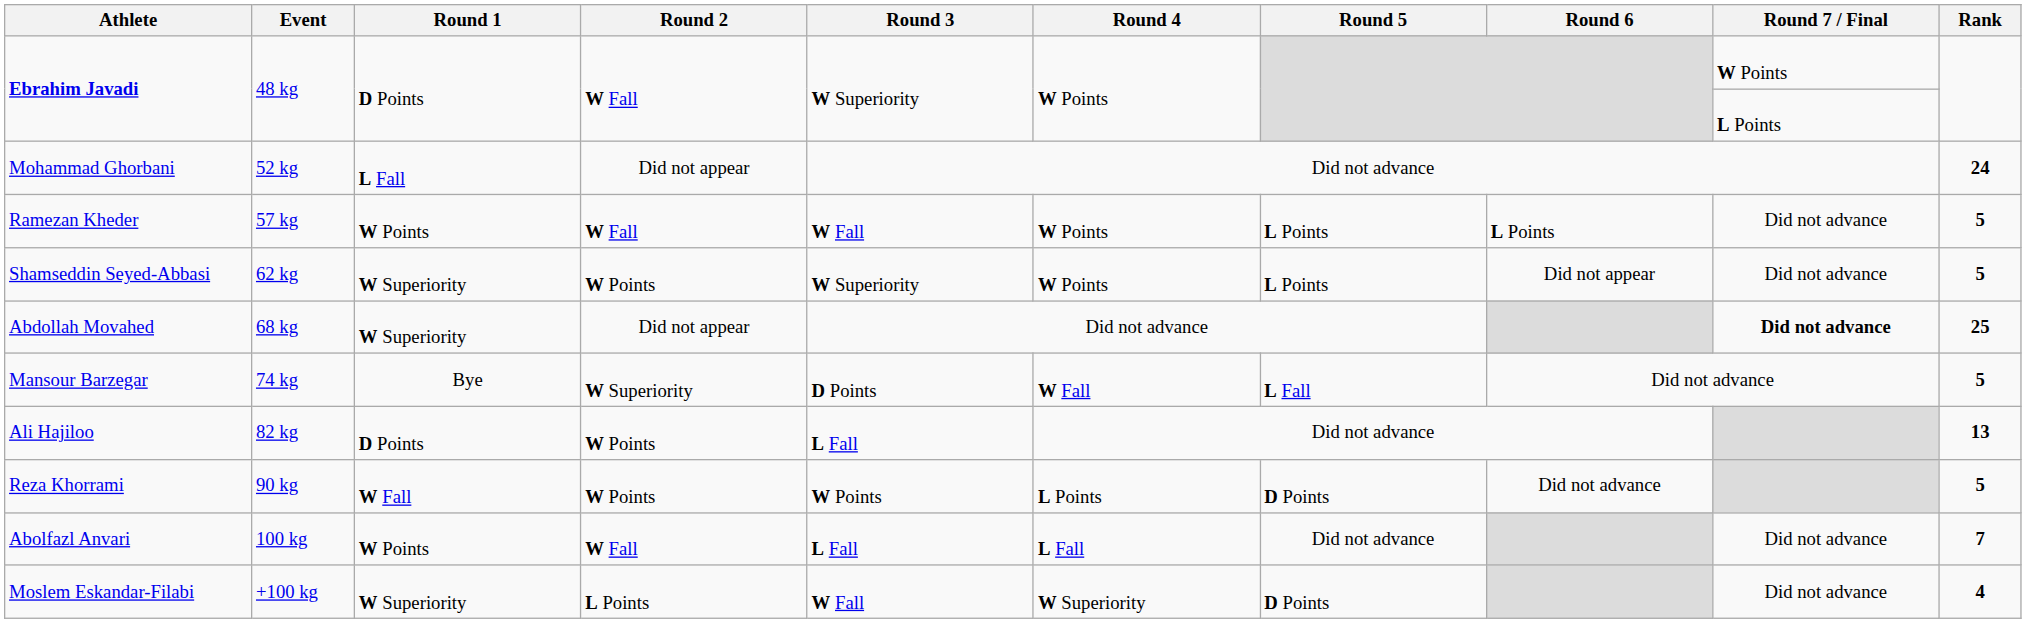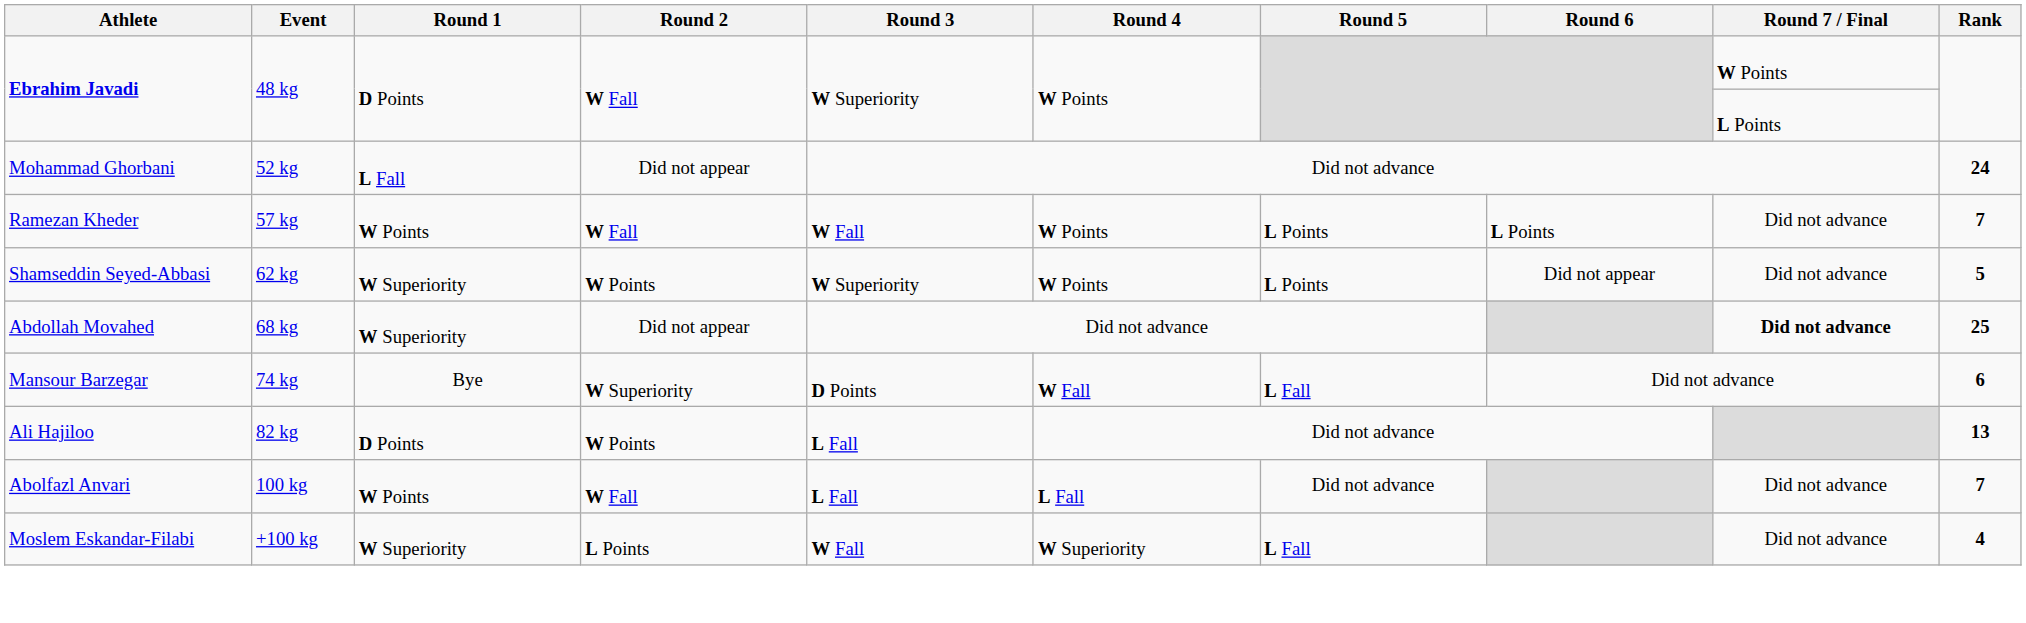(1980, 221) 5 -> (1980, 221) 7
(1980, 380) 5 -> (1980, 380) 6
- row: (66, 486)
(1297, 603) D Points -> (1287, 550) L Fall
